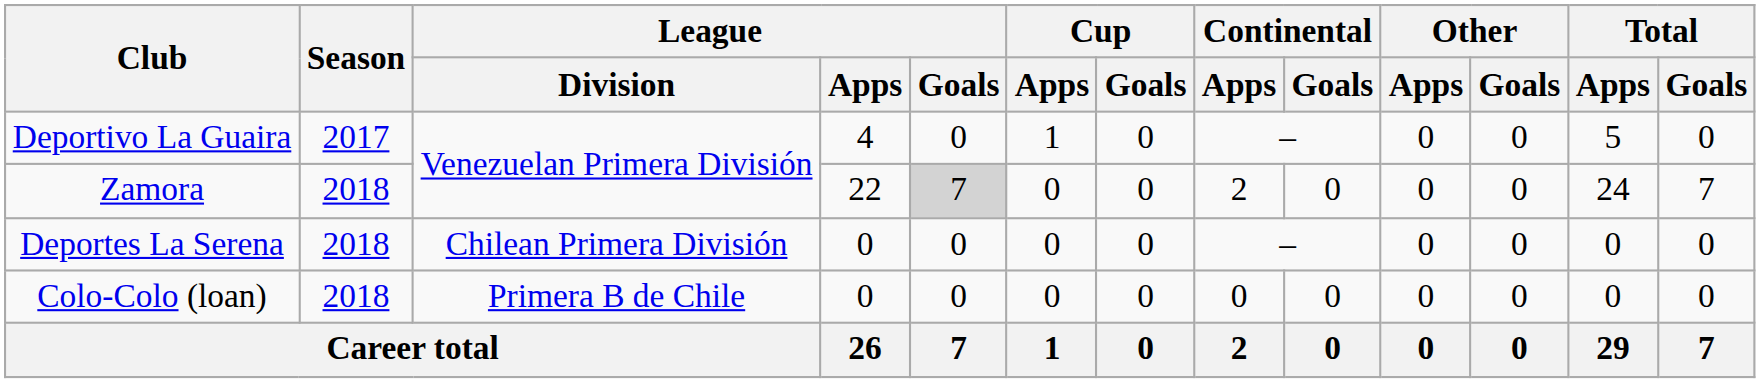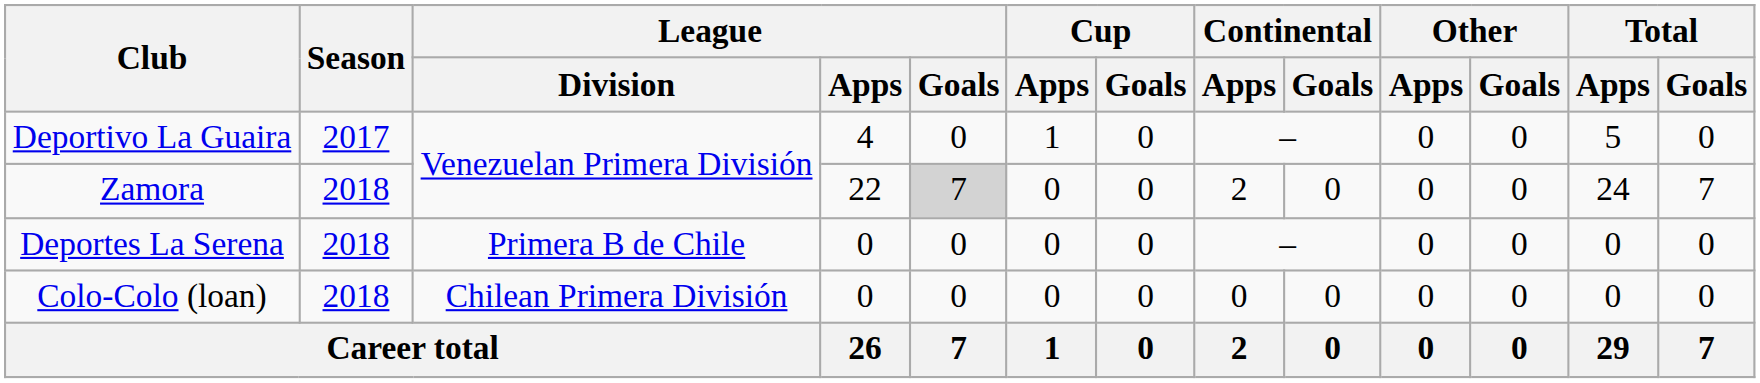(617, 243) Chilean Primera División -> (617, 243) Primera B de Chile
(617, 296) Primera B de Chile -> (617, 296) Chilean Primera División
